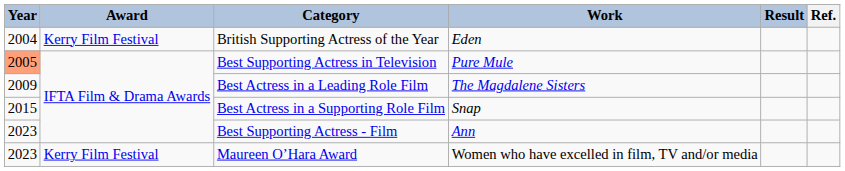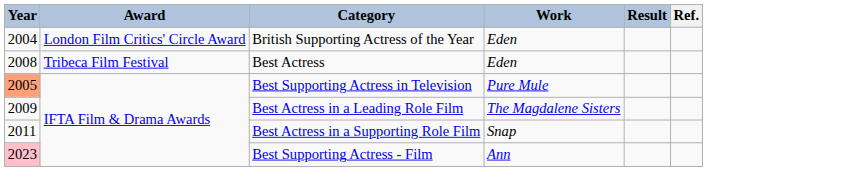(101, 39) Kerry Film Festival -> (145, 39) London Film Critics' Circle Award
+ row: (288, 62)
(22, 108) 2015 -> (22, 131) 2011
(22, 131) no background -> (22, 154) pink background
- row: (287, 154)
